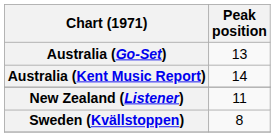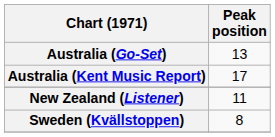(239, 76) 14 -> (239, 76) 17
